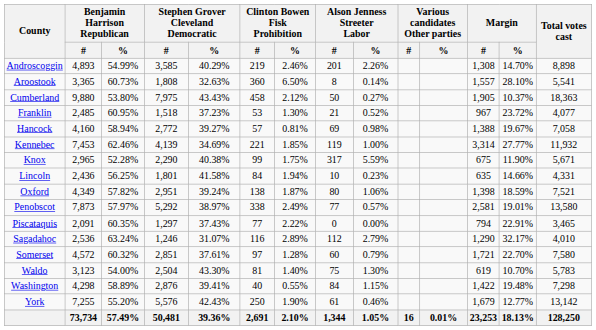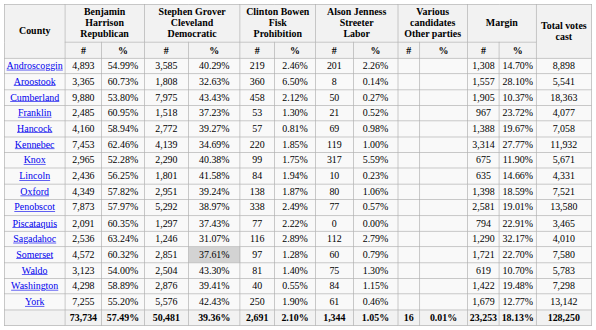(257, 144) 221 -> (257, 144) 220
(214, 254) no background -> (214, 254) lightgrey background
